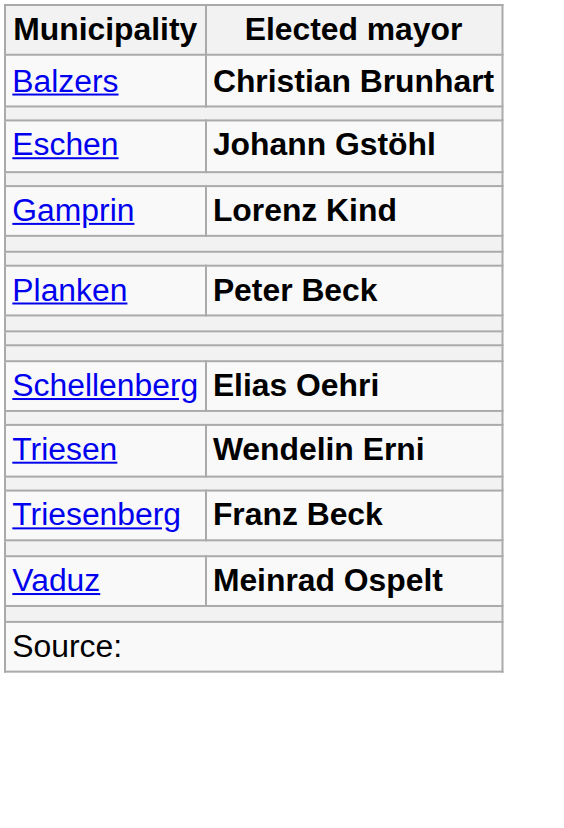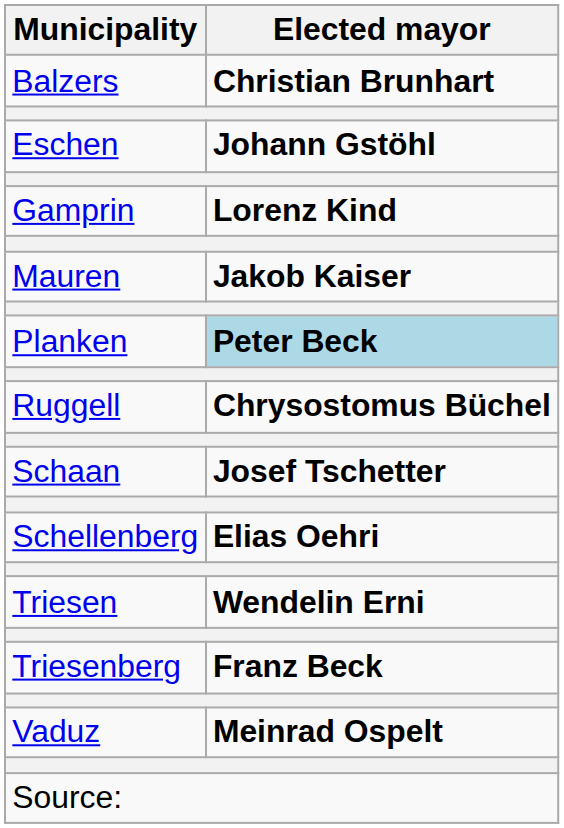+ row: (66, 275)
(295, 290) no background -> (295, 340) lightblue background
+ row: (66, 406)
+ row: (66, 471)
